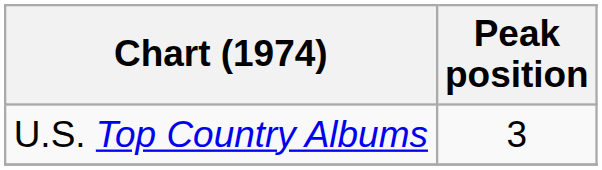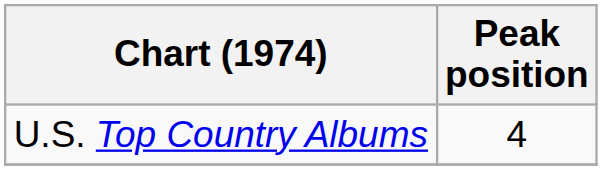(517, 134) 3 -> (517, 134) 4
